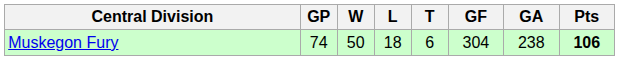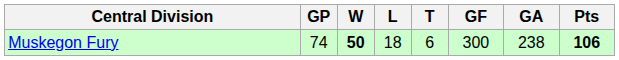(356, 42) normal -> (356, 42) bold
(476, 42) 304 -> (476, 42) 300
